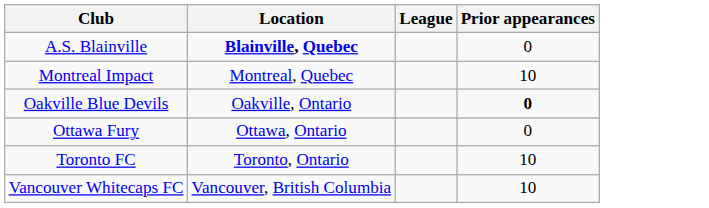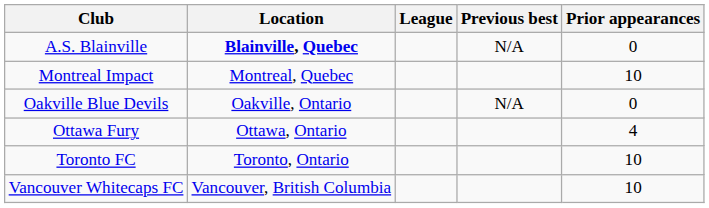+ column: (509, 18)
(528, 103) bold -> (633, 103) normal
(528, 131) 0 -> (633, 131) 4
